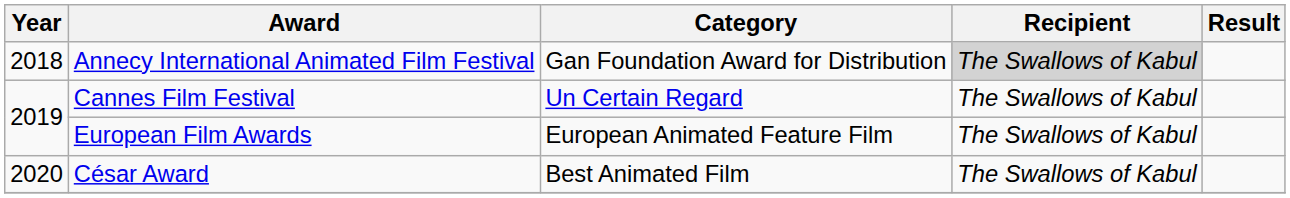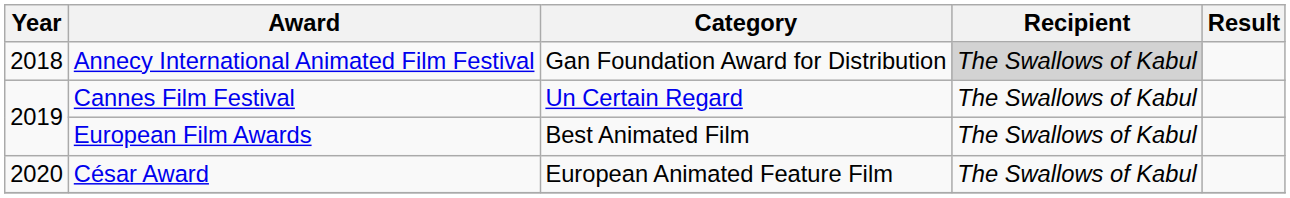(719, 135) European Animated Feature Film -> (647, 135) Best Animated Film
(647, 173) Best Animated Film -> (719, 173) European Animated Feature Film
